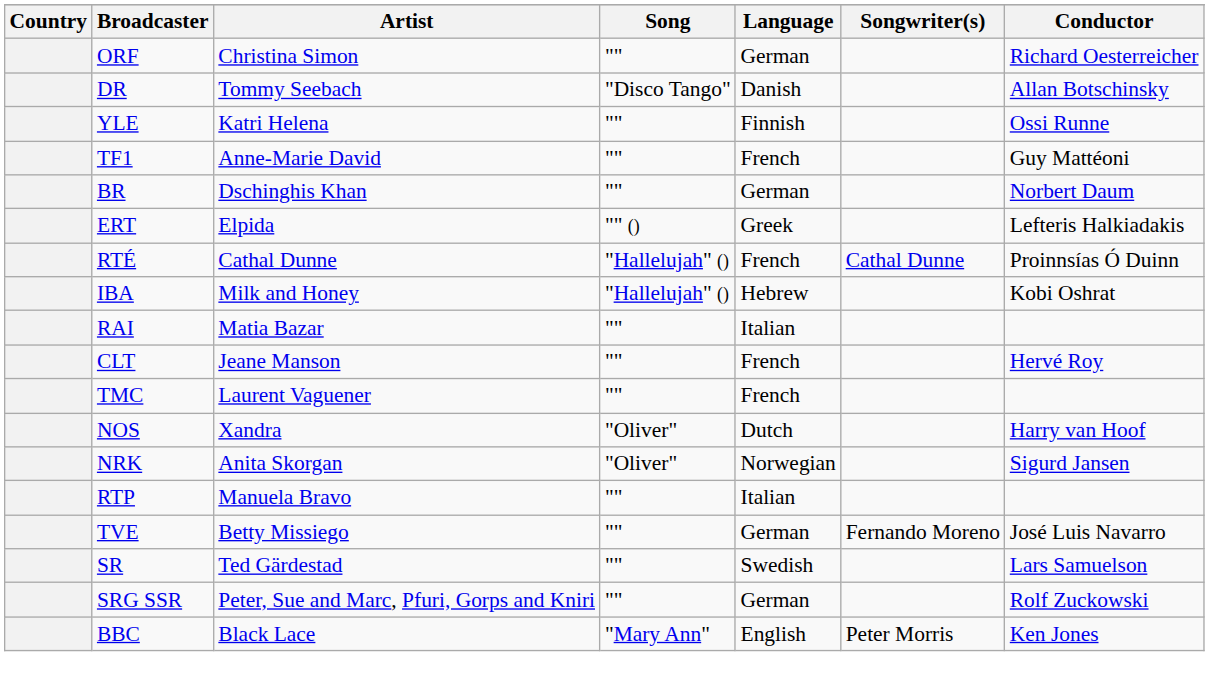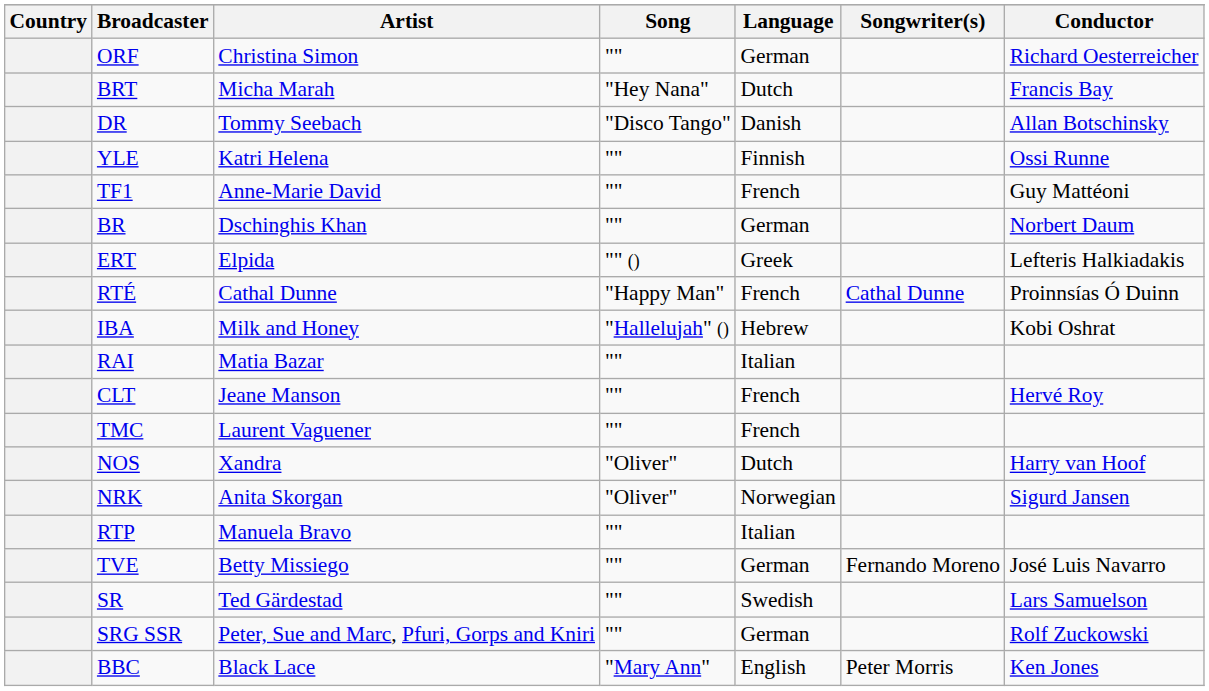+ row: (117, 89)
(667, 259) "Hallelujah" () -> (665, 293) "Happy Man"
